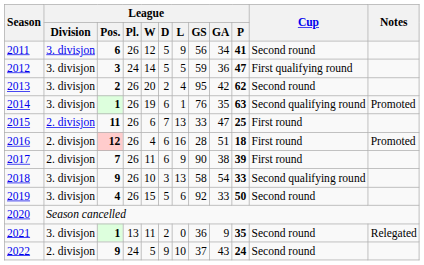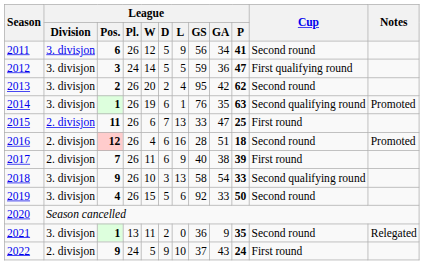(277, 141) First round -> (283, 141) Second round
(201, 159) 90 -> (201, 159) 40
(283, 251) Second round -> (277, 251) First round
